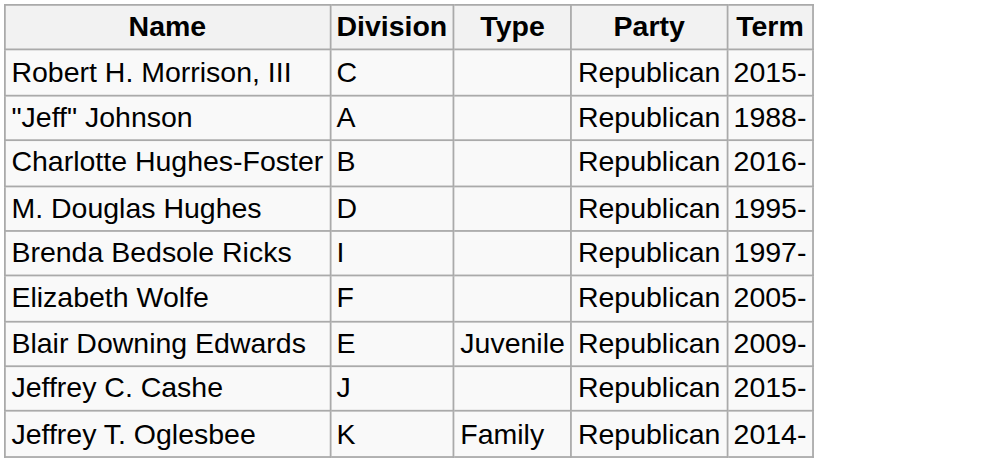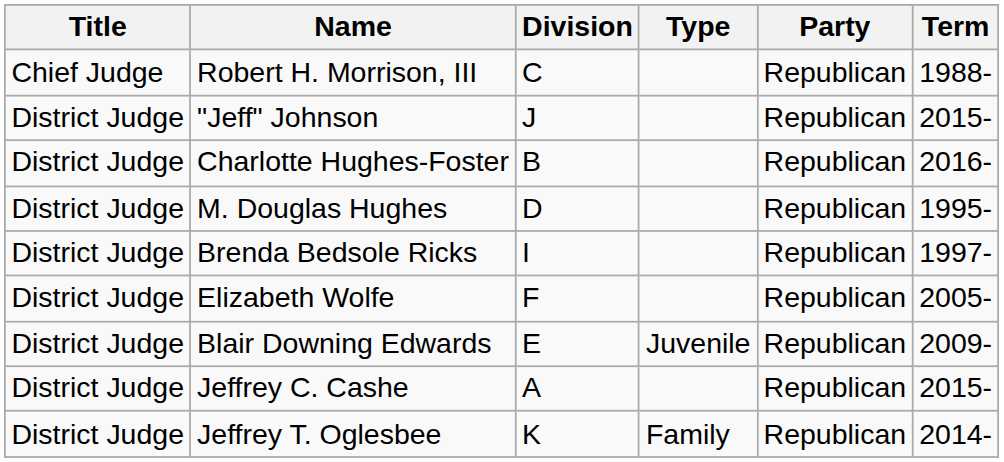+ column: (98, 27)
(770, 72) 2015- -> (956, 72) 1988-
(346, 117) A -> (529, 117) J
(770, 117) 1988- -> (956, 117) 2015-
(344, 388) J -> (532, 388) A
